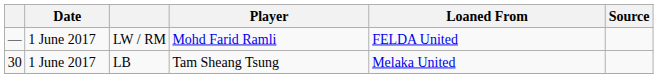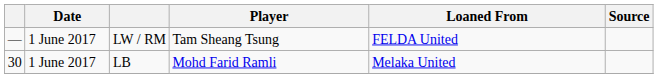(224, 39) Mohd Farid Ramli -> (226, 39) Tam Sheang Tsung
(226, 62) Tam Sheang Tsung -> (224, 62) Mohd Farid Ramli
